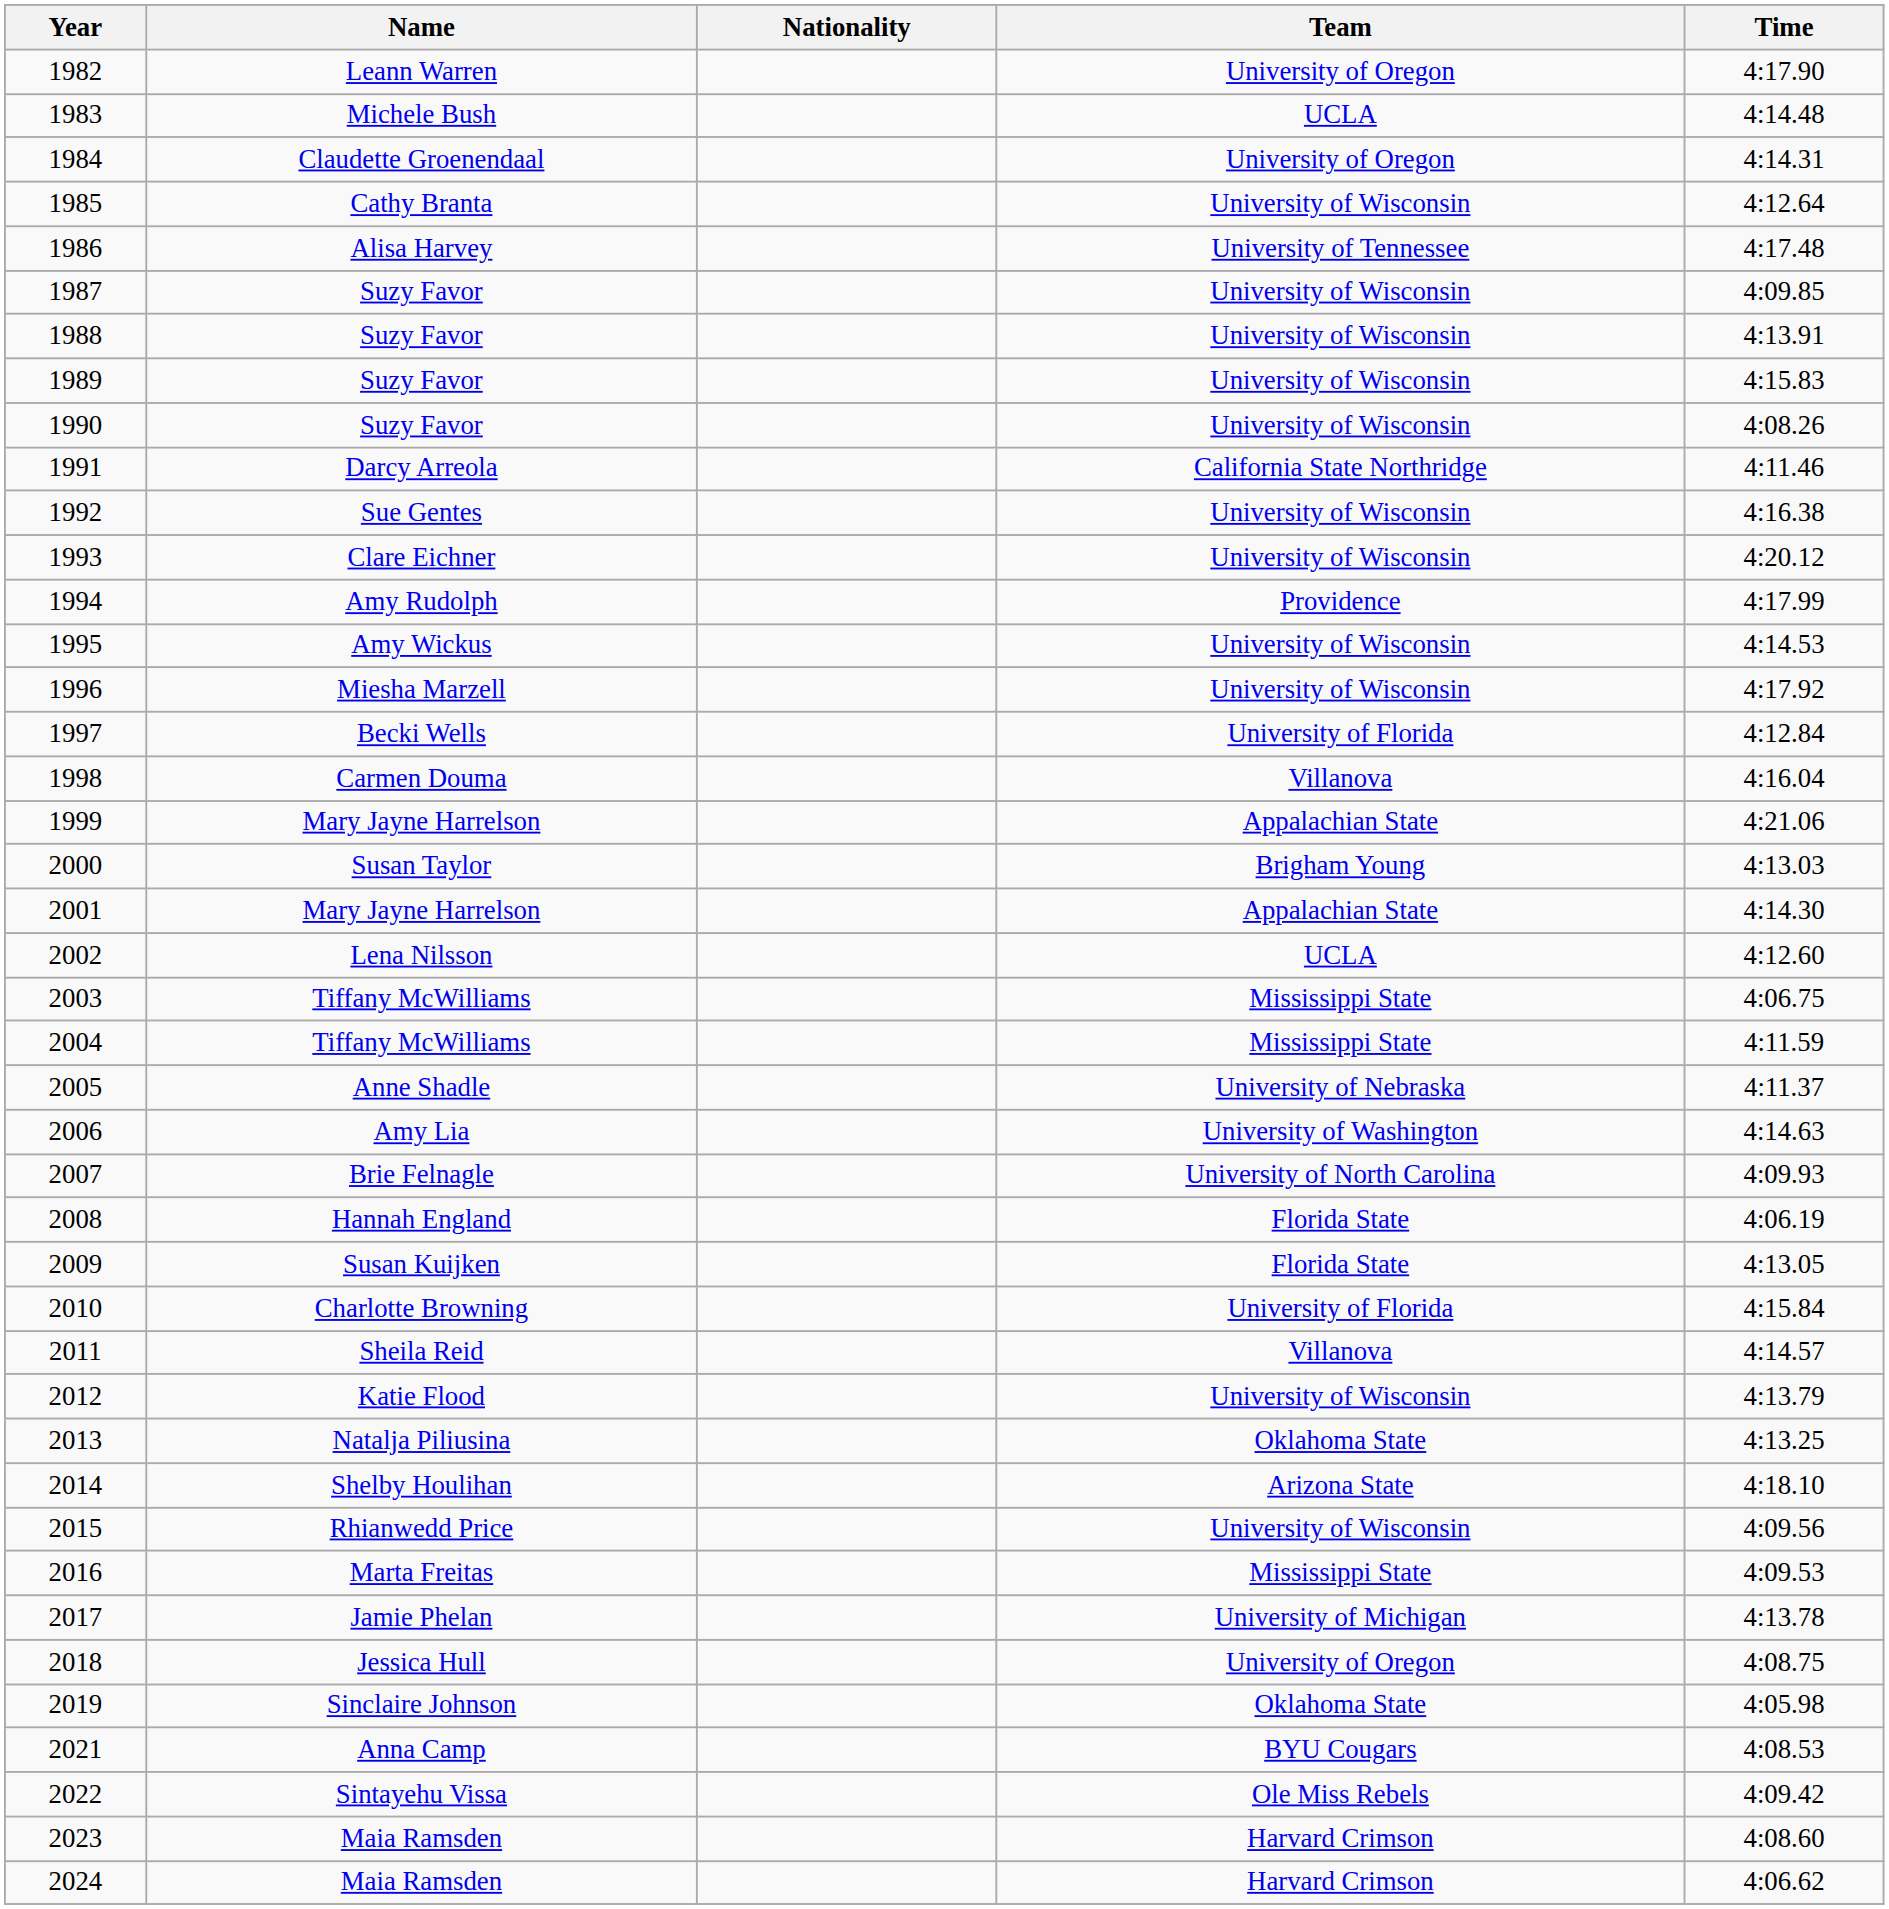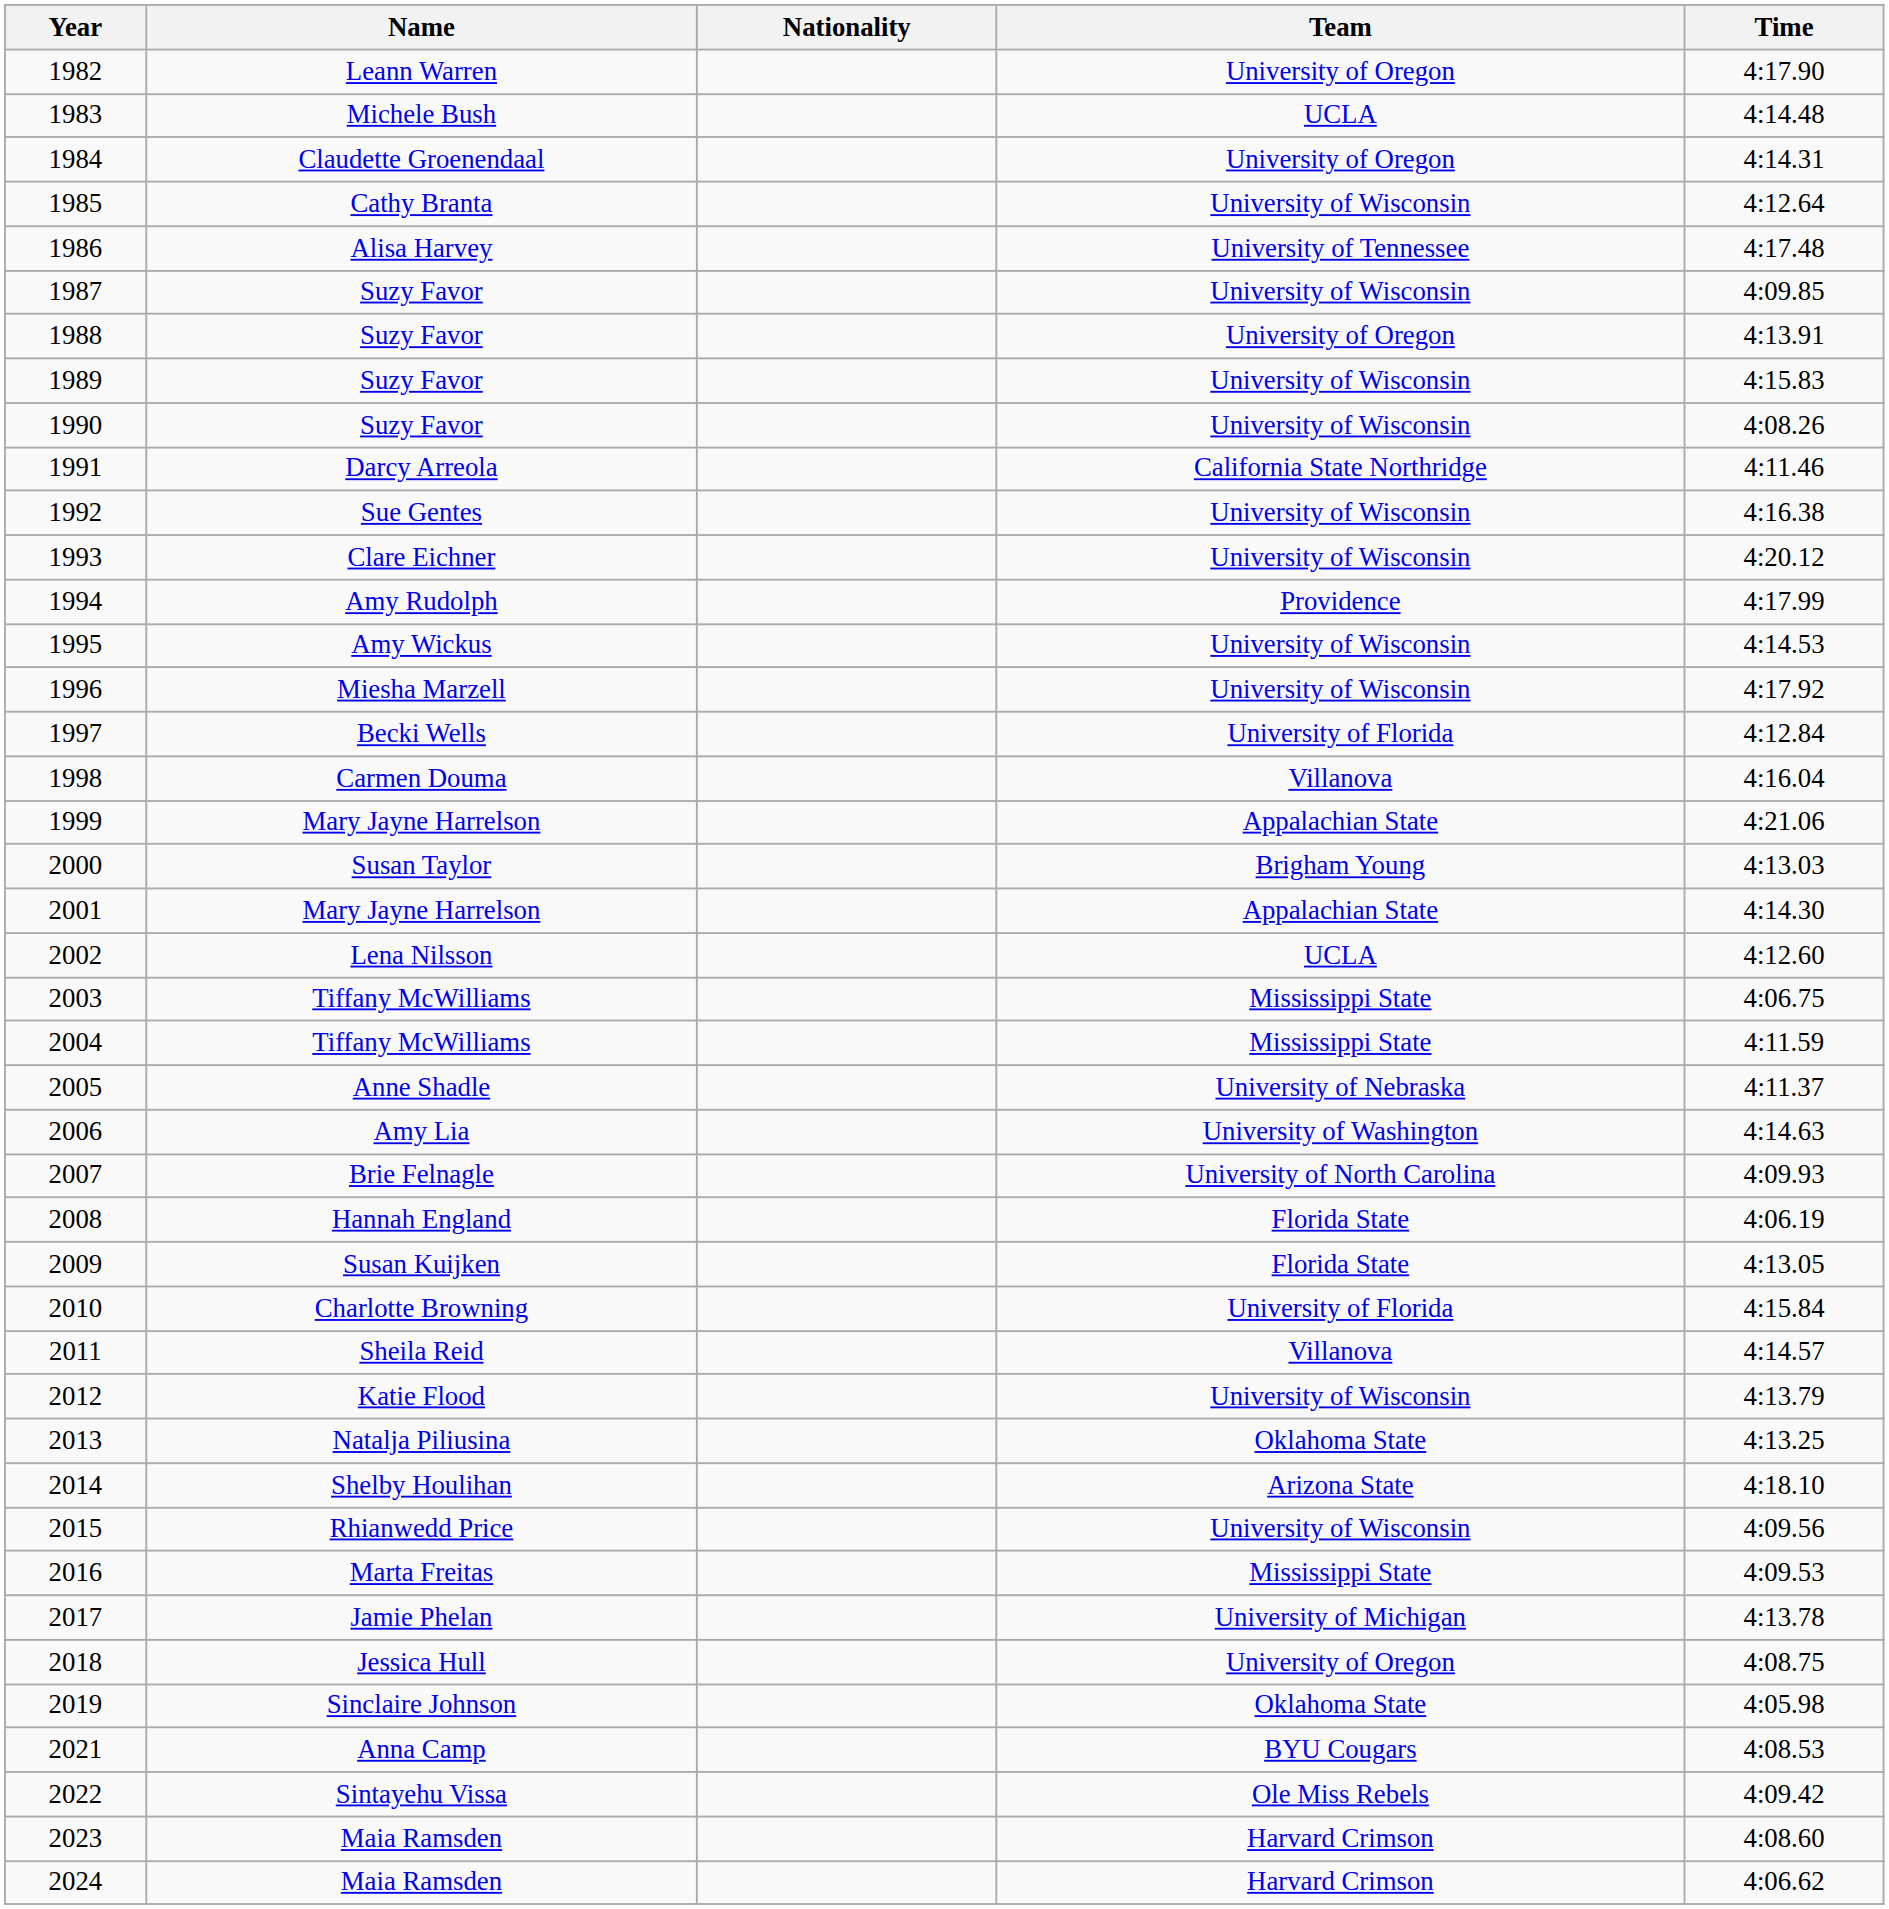(1340, 336) University of Wisconsin -> (1340, 336) University of Oregon
